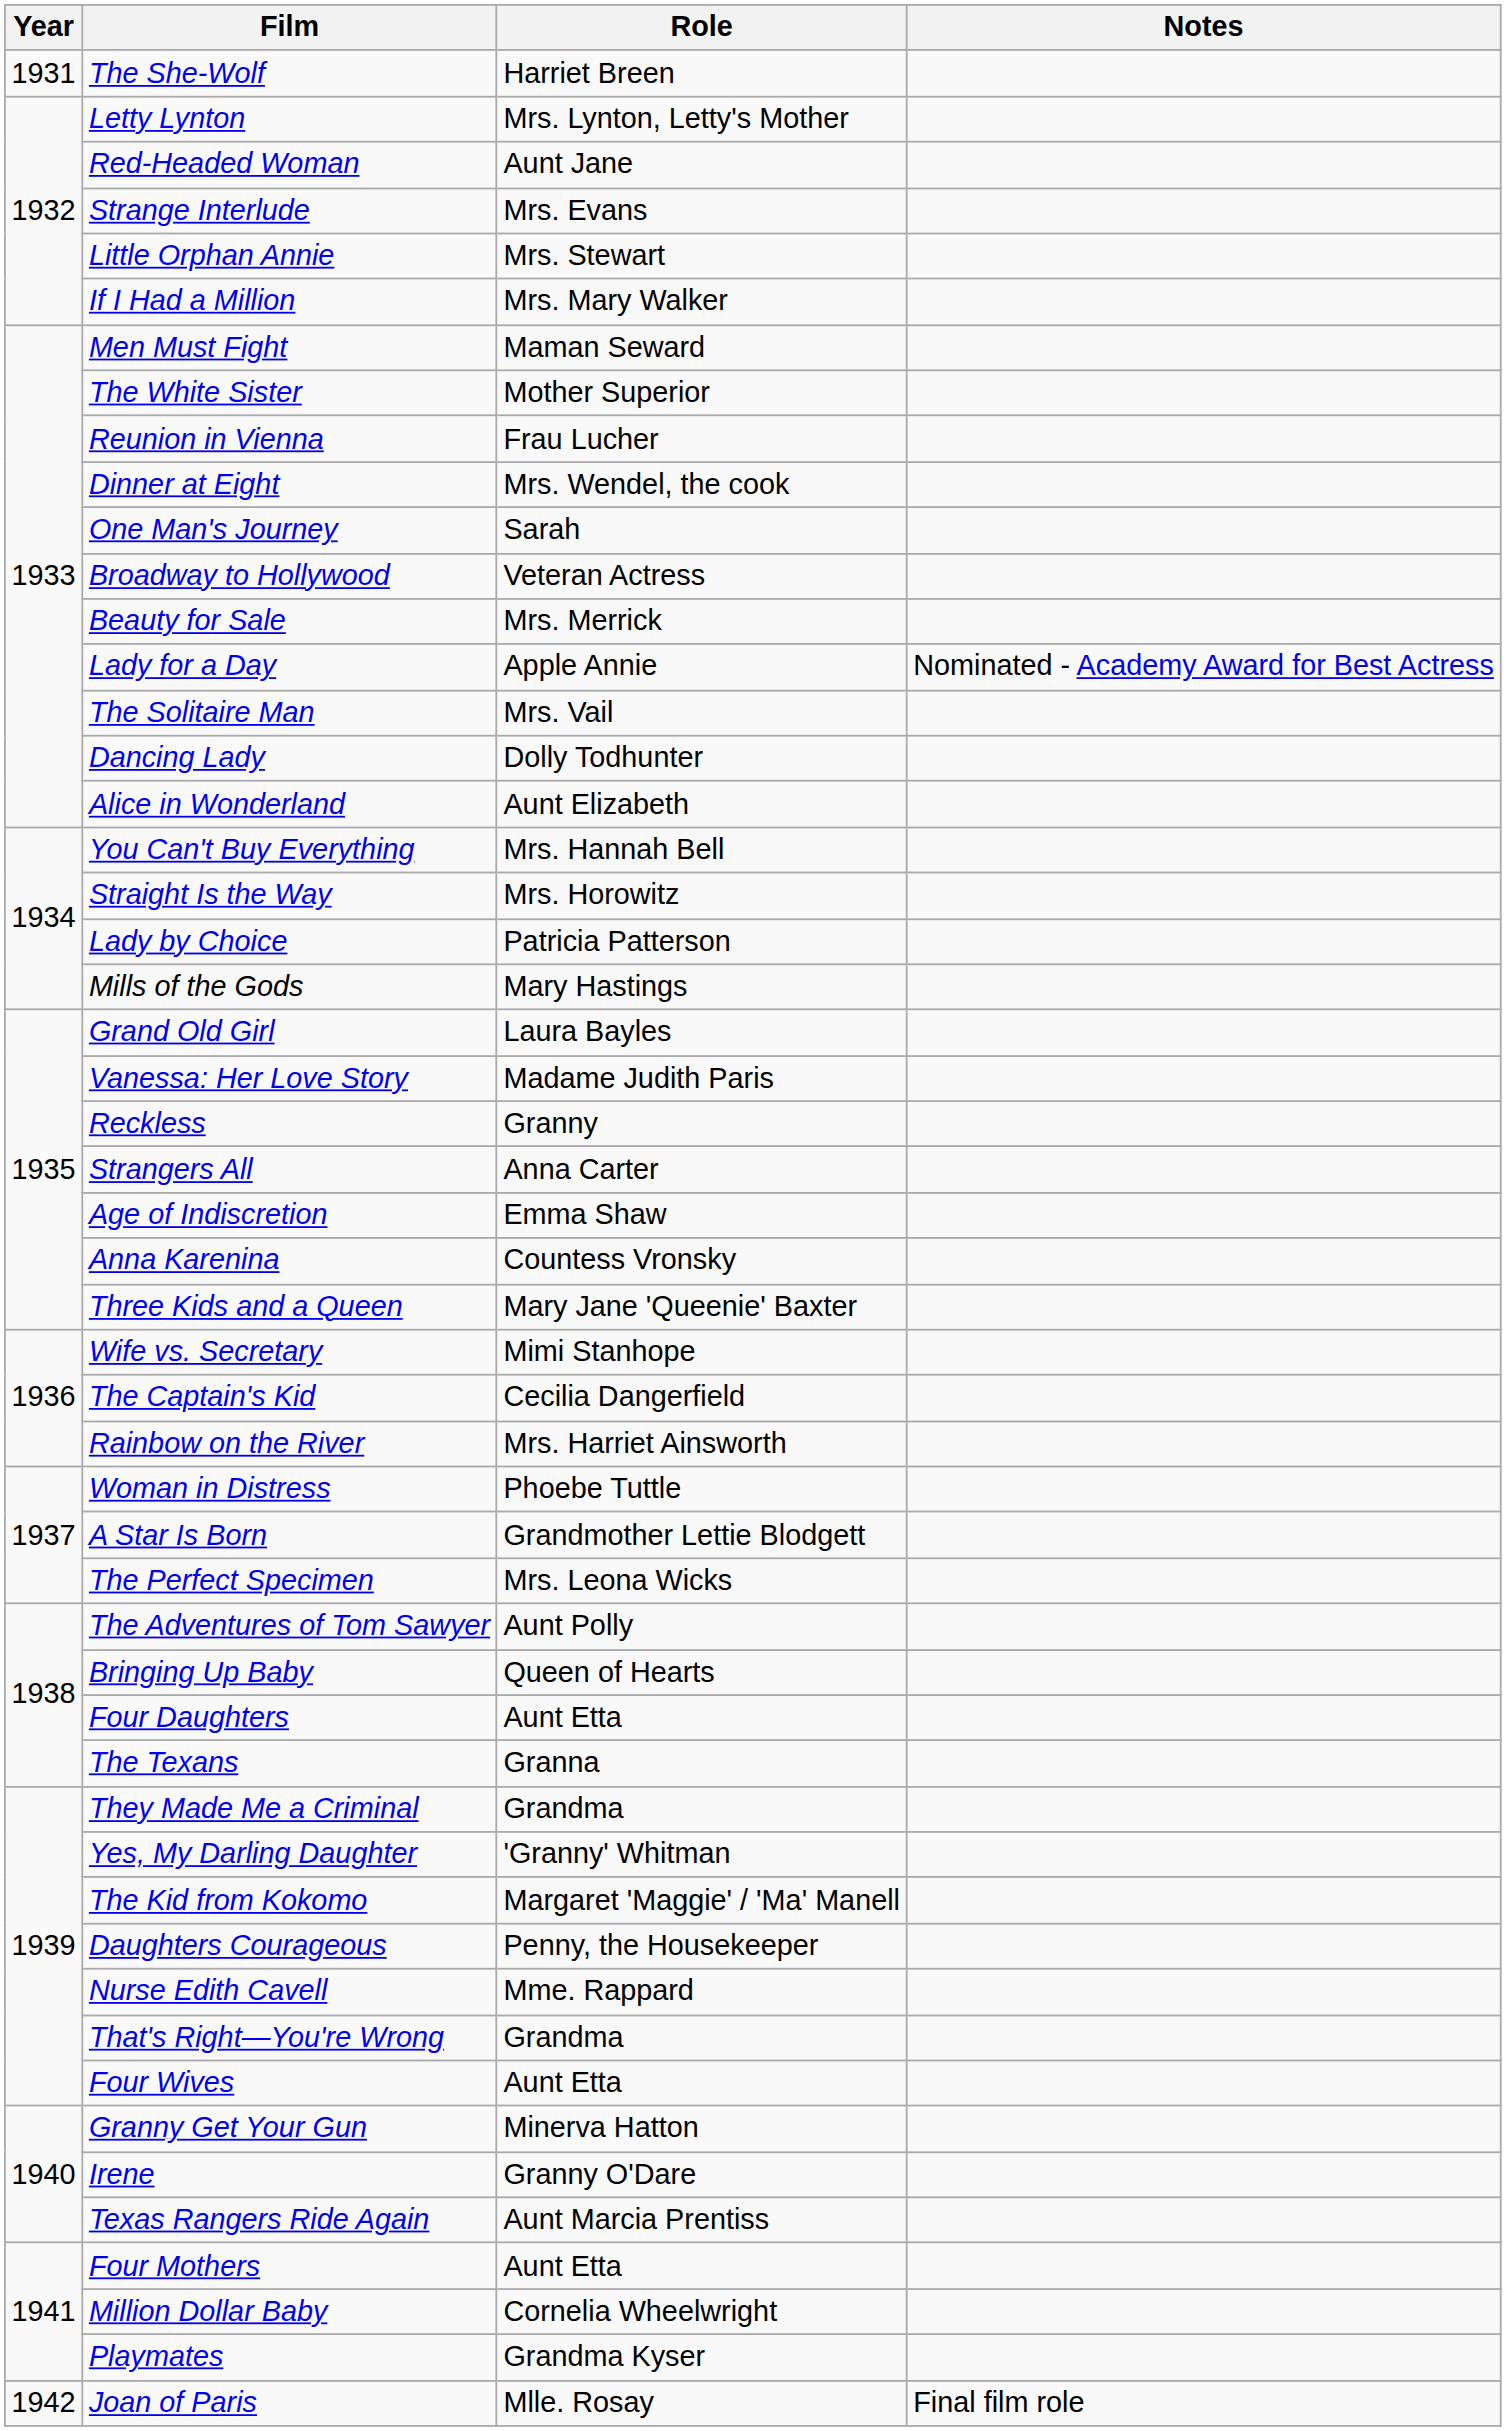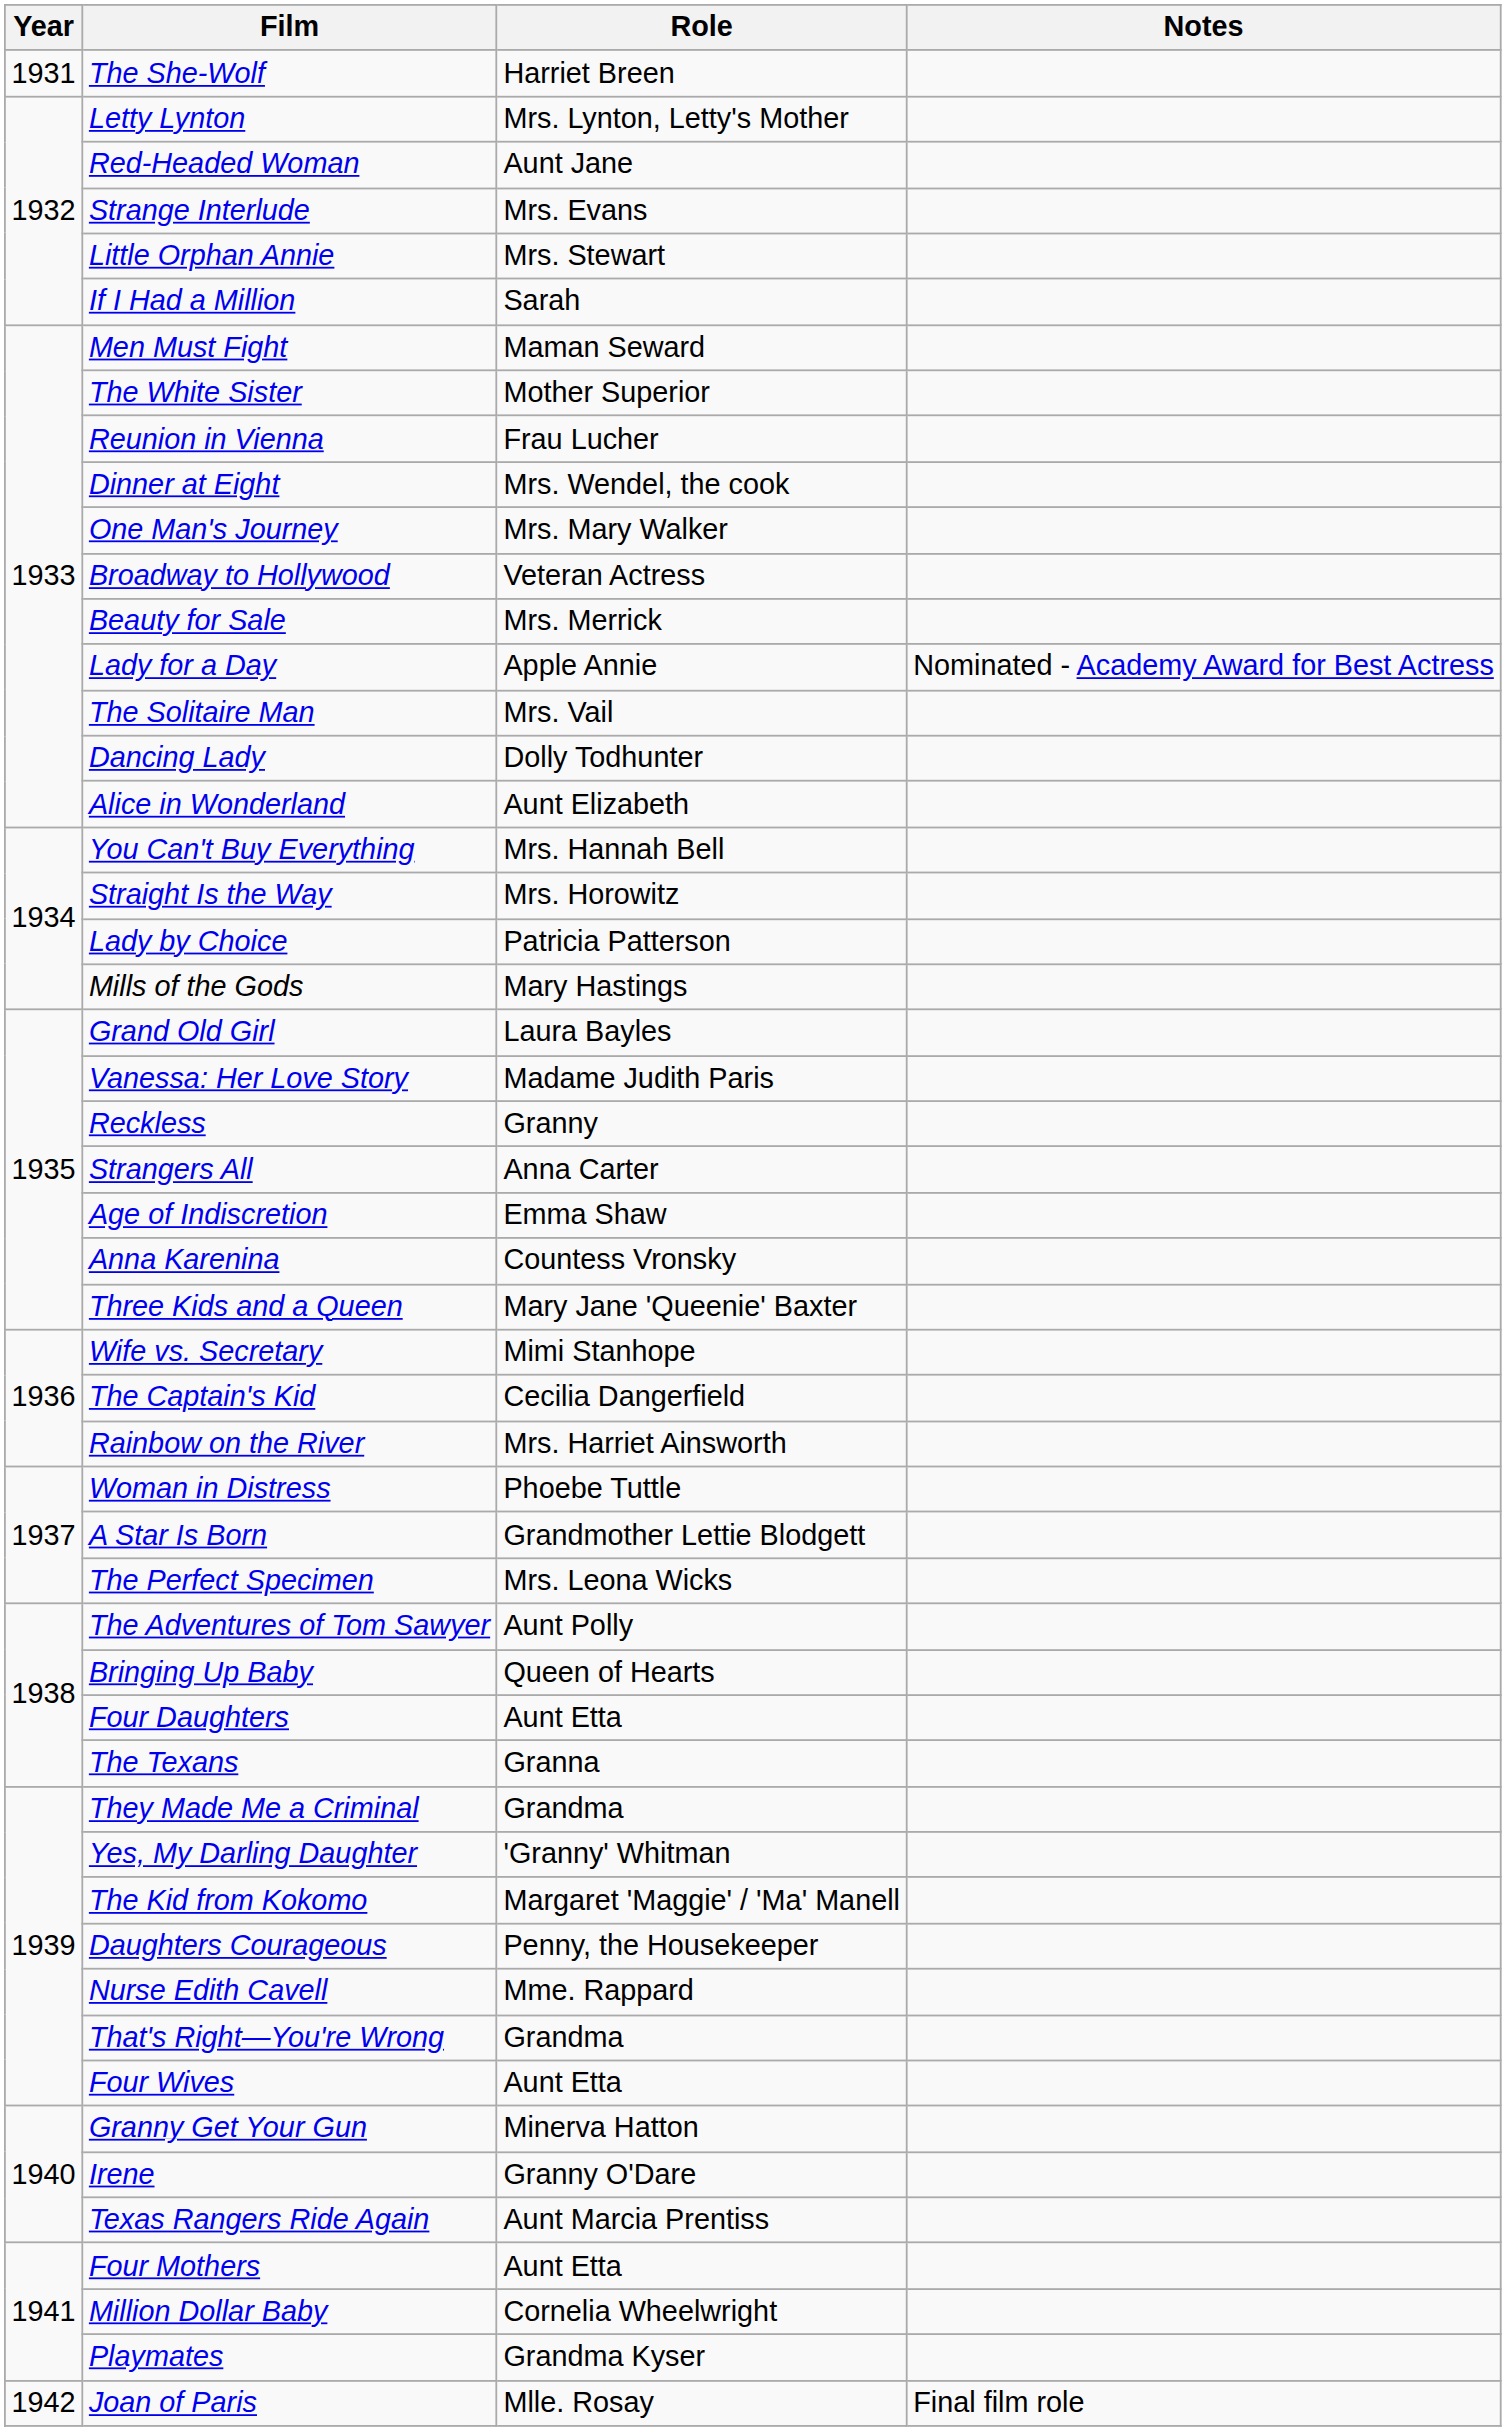(616, 301) Mrs. Mary Walker -> (542, 301) Sarah
(542, 529) Sarah -> (616, 529) Mrs. Mary Walker
